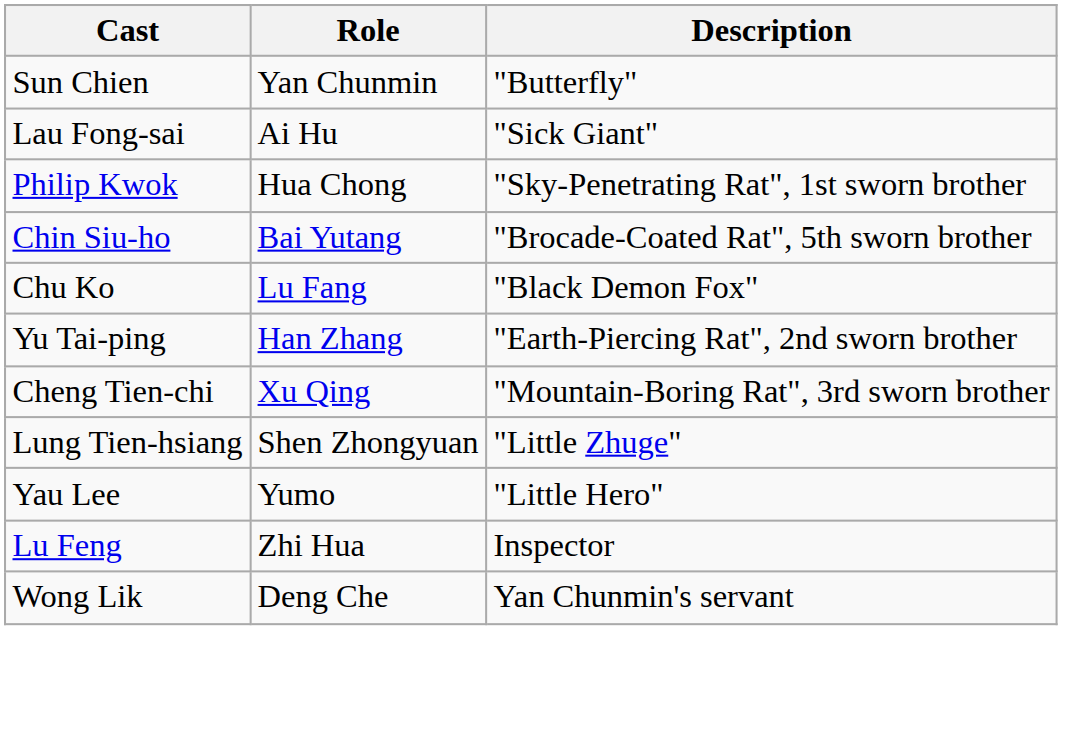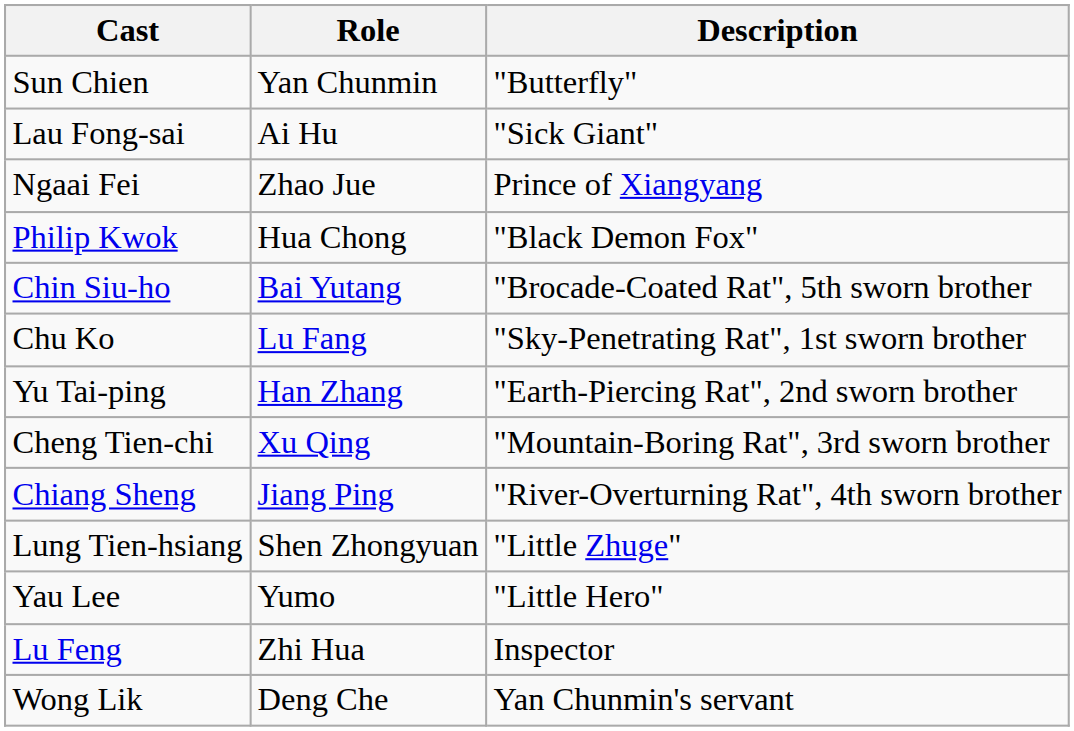+ row: (76, 184)
(760, 184) "Sky-Penetrating Rat", 1st sworn brother -> (626, 236) "Black Demon Fox"
(626, 287) "Black Demon Fox" -> (760, 339) "Sky-Penetrating Rat", 1st sworn brother
+ row: (104, 493)
